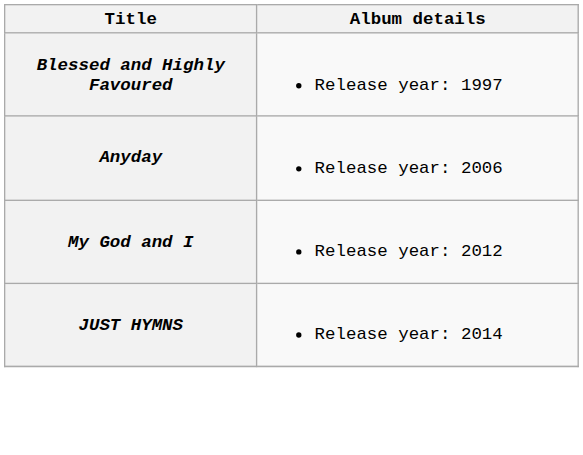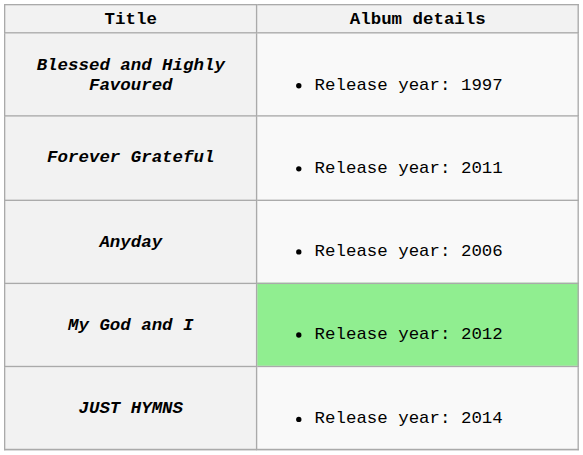+ row: (131, 158)
(418, 251) no background -> (418, 335) lightgreen background
